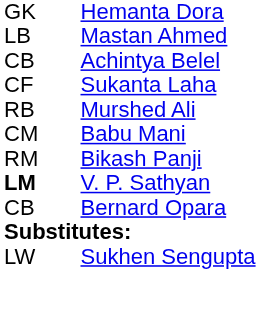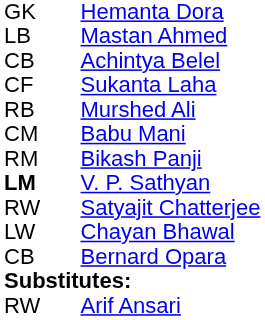+ row: (170, 207)
+ row: (158, 232)
+ row: (131, 305)
- row: (168, 256)
